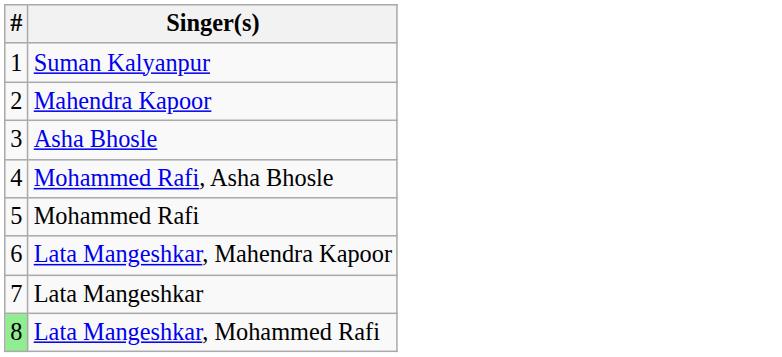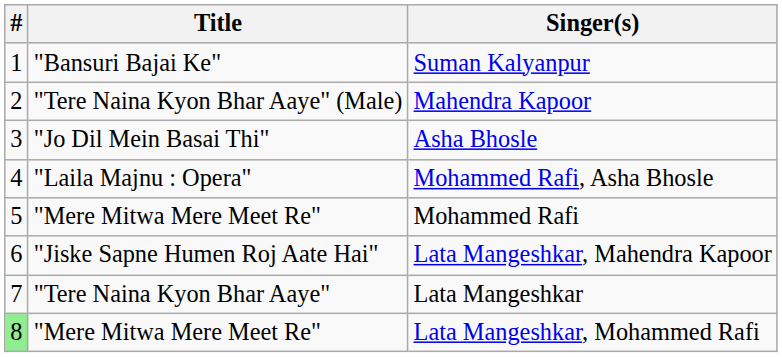+ column: (218, 23)
